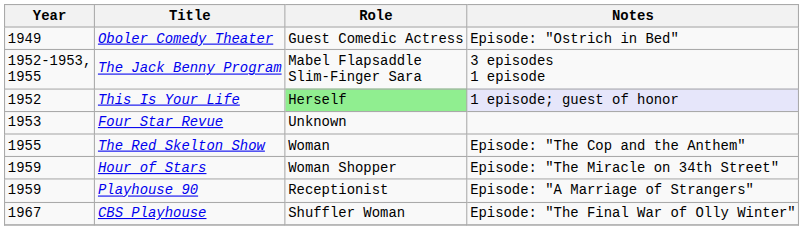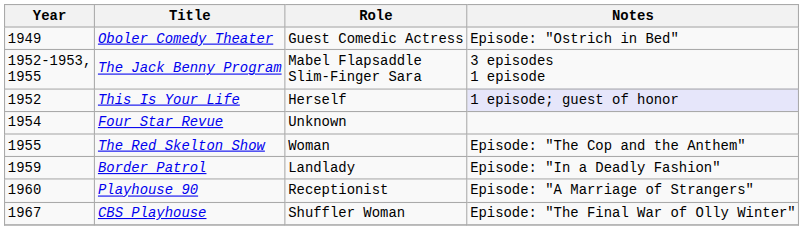(317, 100) lightgreen background -> (317, 100) no background
(25, 123) 1953 -> (25, 123) 1954
- row: (152, 168)
+ row: (152, 168)
(25, 191) 1959 -> (25, 191) 1960
